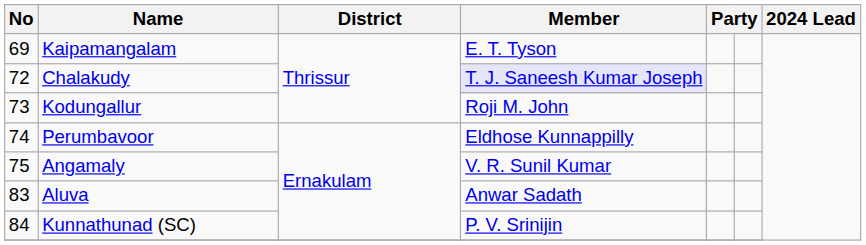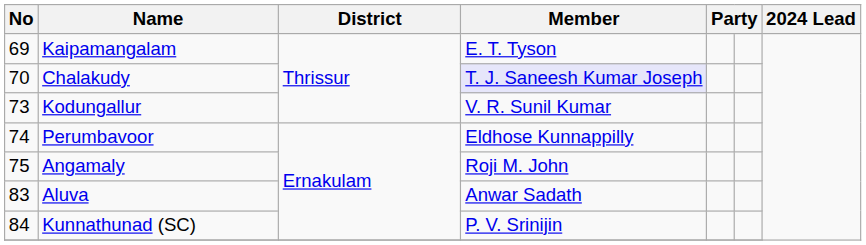(19, 78) 72 -> (19, 78) 70
(517, 107) Roji M. John -> (538, 107) V. R. Sunil Kumar
(538, 166) V. R. Sunil Kumar -> (517, 166) Roji M. John
